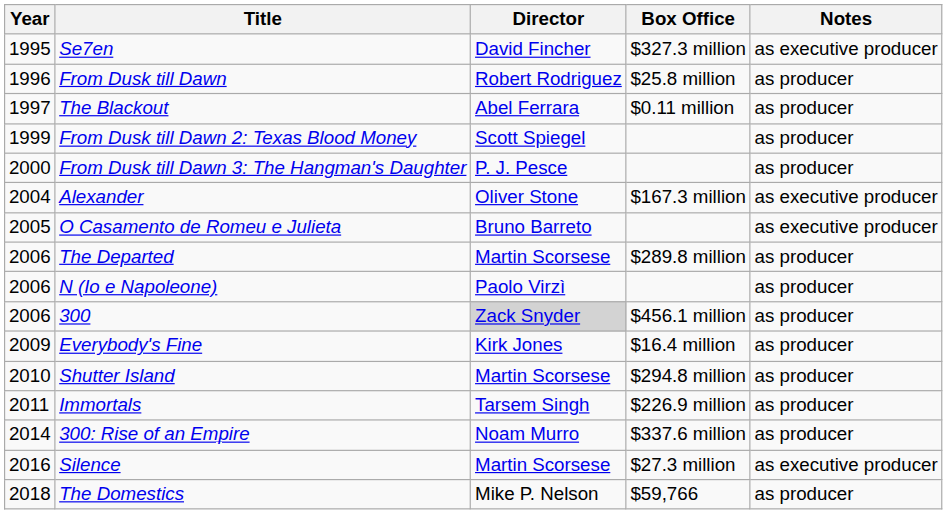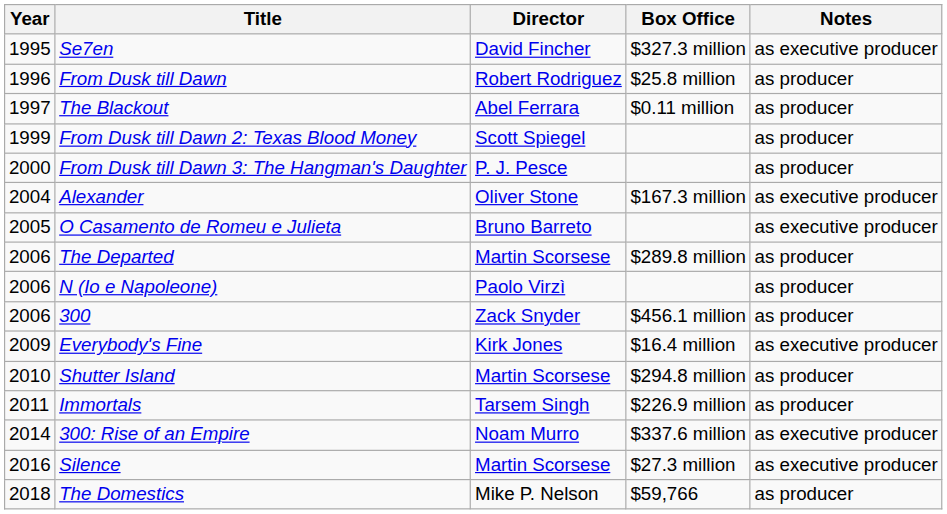(528, 316) lightgrey background -> (528, 316) no background
(804, 345) as producer -> (846, 345) as executive producer
(804, 434) as producer -> (846, 434) as executive producer
